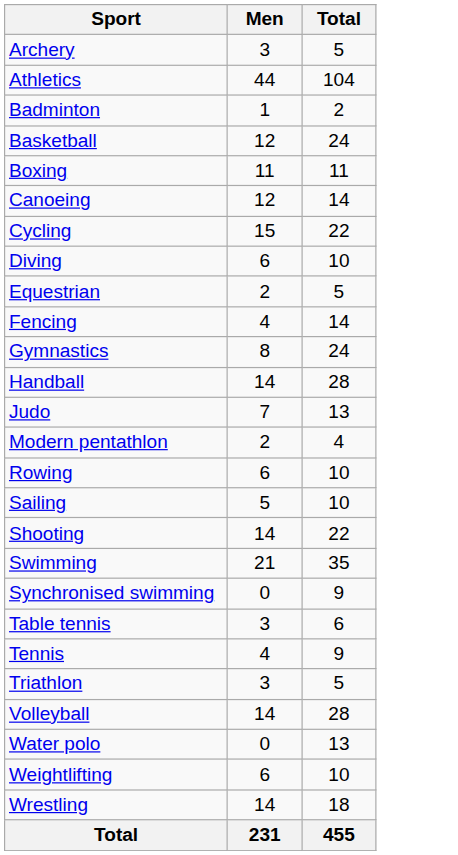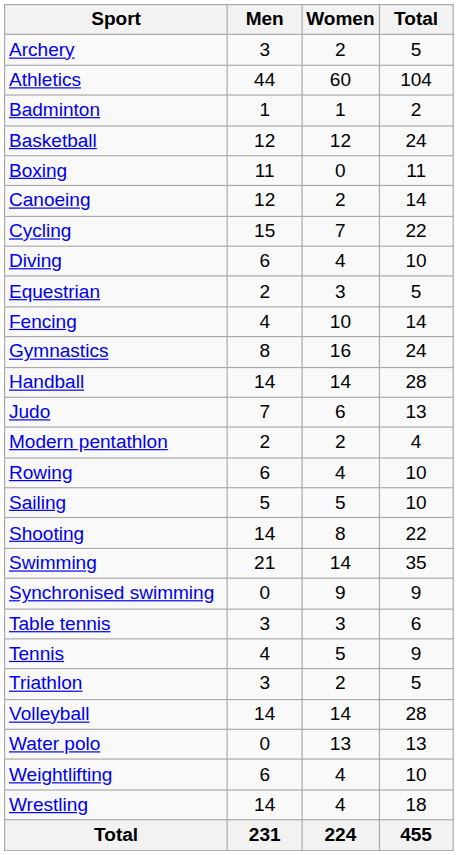+ column: (340, 19)
